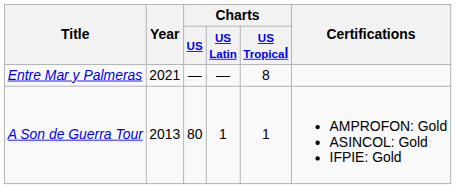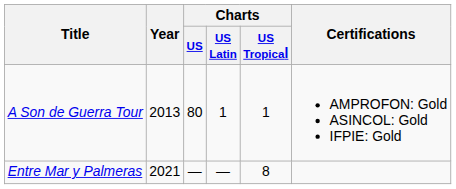rows swapped: (75, 134) <-> (75, 75)
